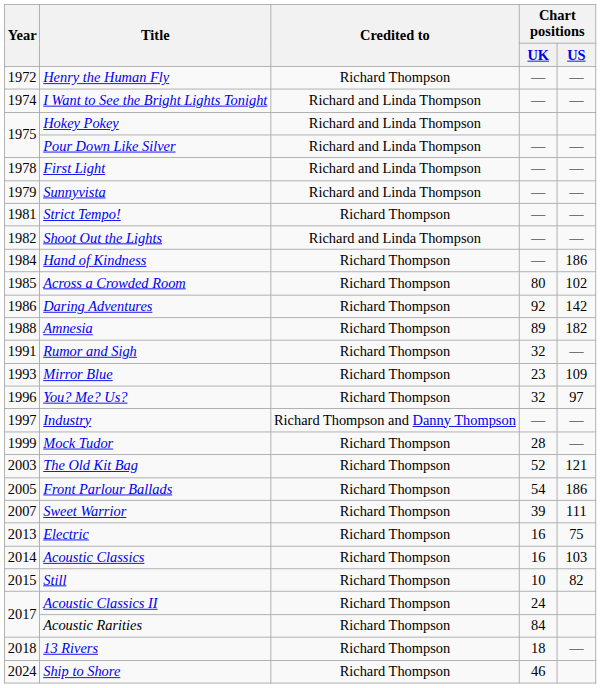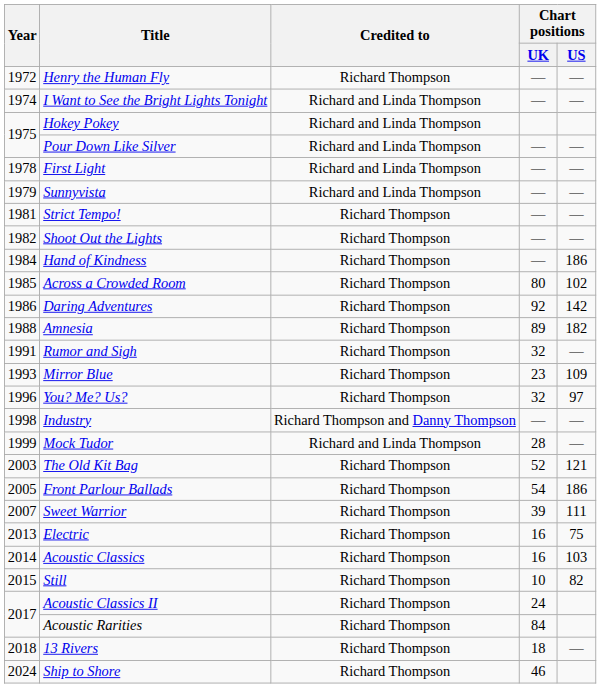(395, 237) Richard and Linda Thompson -> (395, 237) Richard Thompson
(22, 420) 1997 -> (22, 420) 1998
(395, 443) Richard Thompson -> (395, 443) Richard and Linda Thompson
